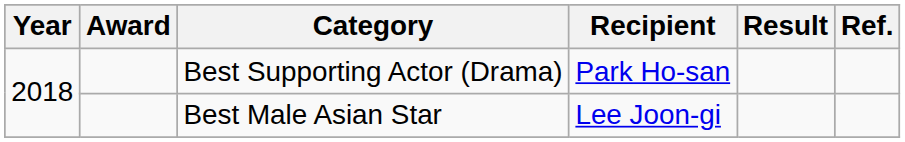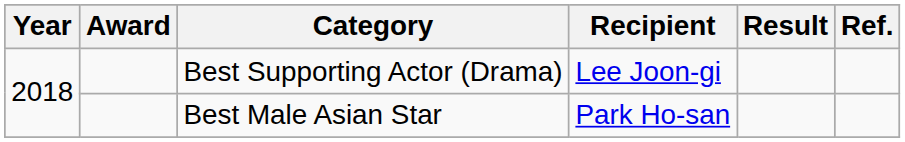(653, 70) Park Ho-san -> (648, 70) Lee Joon-gi
(648, 114) Lee Joon-gi -> (653, 114) Park Ho-san
